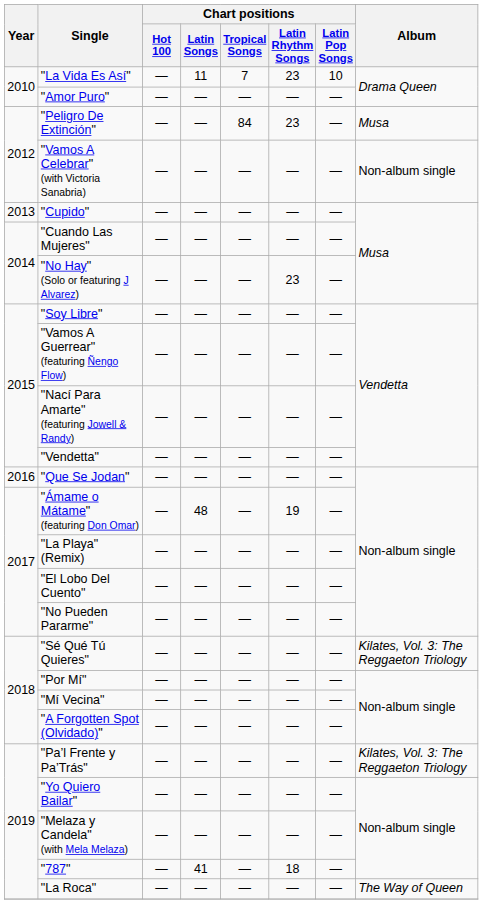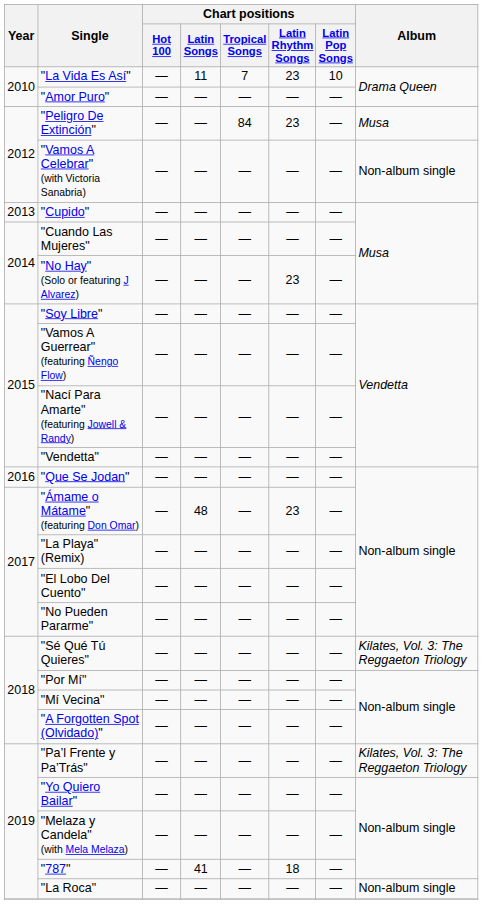(292, 510) 19 -> (292, 510) 23
(411, 888) The Way of Queen -> (407, 888) Non-album single
